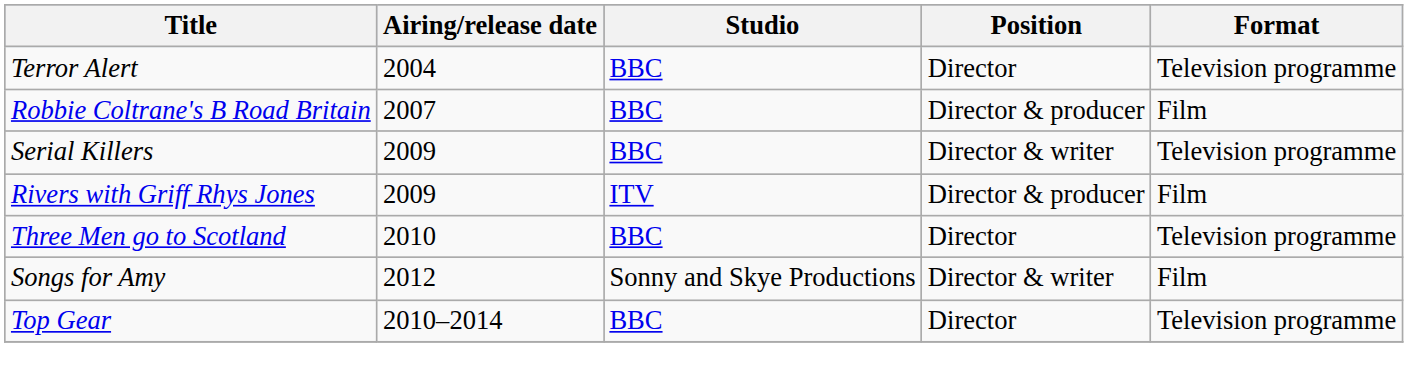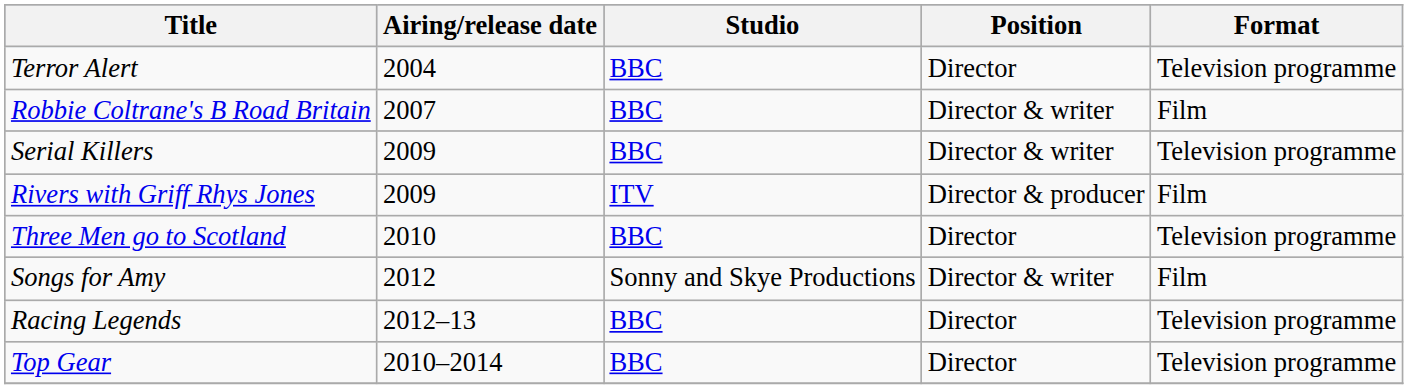(1036, 109) Director & producer -> (1021, 109) Director & writer
+ row: (96, 320)
